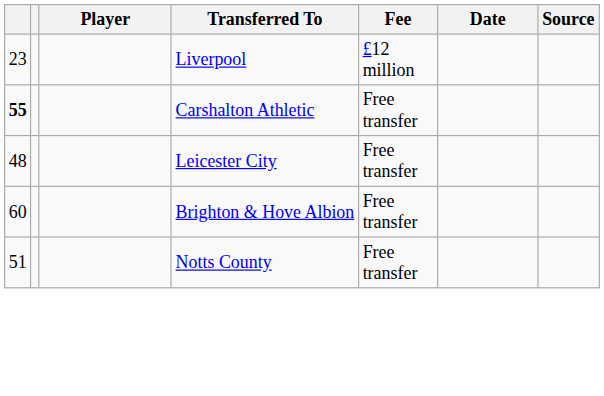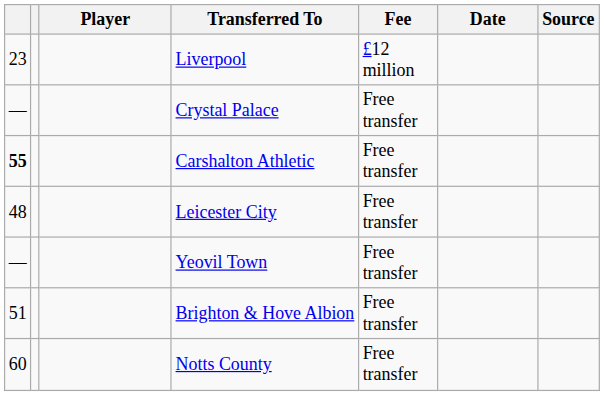+ row: (227, 110)
+ row: (221, 262)
(18, 212) 60 -> (18, 313) 51
(18, 262) 51 -> (18, 364) 60
